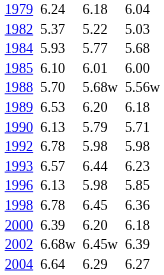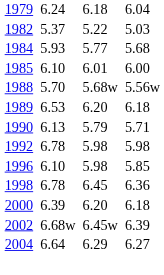- row: (19, 166)
(53, 185) 6.13 -> (53, 166) 6.10
